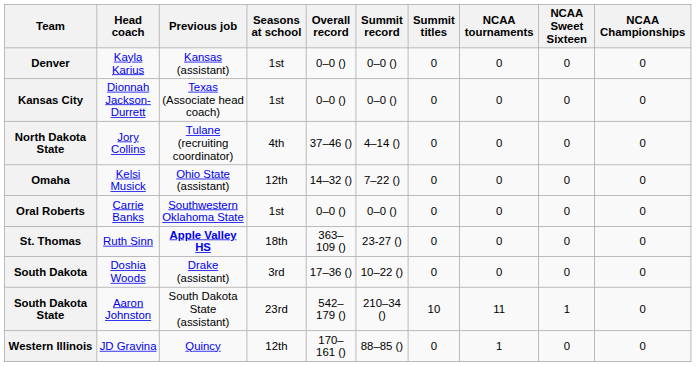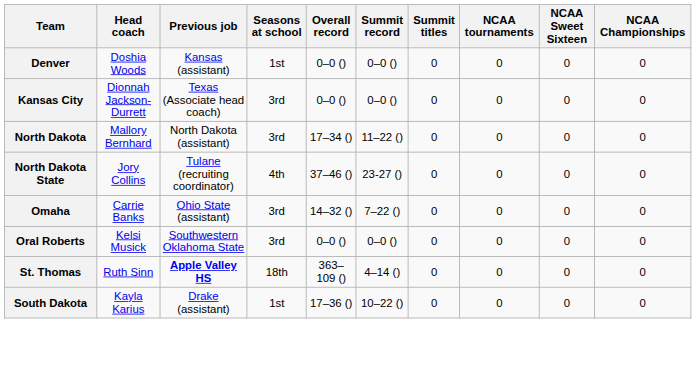(128, 63) Kayla Karius -> (128, 63) Doshia Woods
(276, 100) 1st -> (277, 100) 3rd
+ row: (51, 137)
(382, 144) 4–14 () -> (382, 174) 23-27 ()
(128, 180) Kelsi Musick -> (128, 211) Carrie Banks
(276, 180) 12th -> (277, 211) 3rd
(128, 211) Carrie Banks -> (128, 242) Kelsi Musick
(276, 211) 1st -> (277, 242) 3rd
(382, 242) 23-27 () -> (382, 272) 4–14 ()
(128, 272) Doshia Woods -> (128, 303) Kayla Karius
(276, 272) 3rd -> (277, 303) 1st
- row: (51, 309)
- row: (51, 346)
